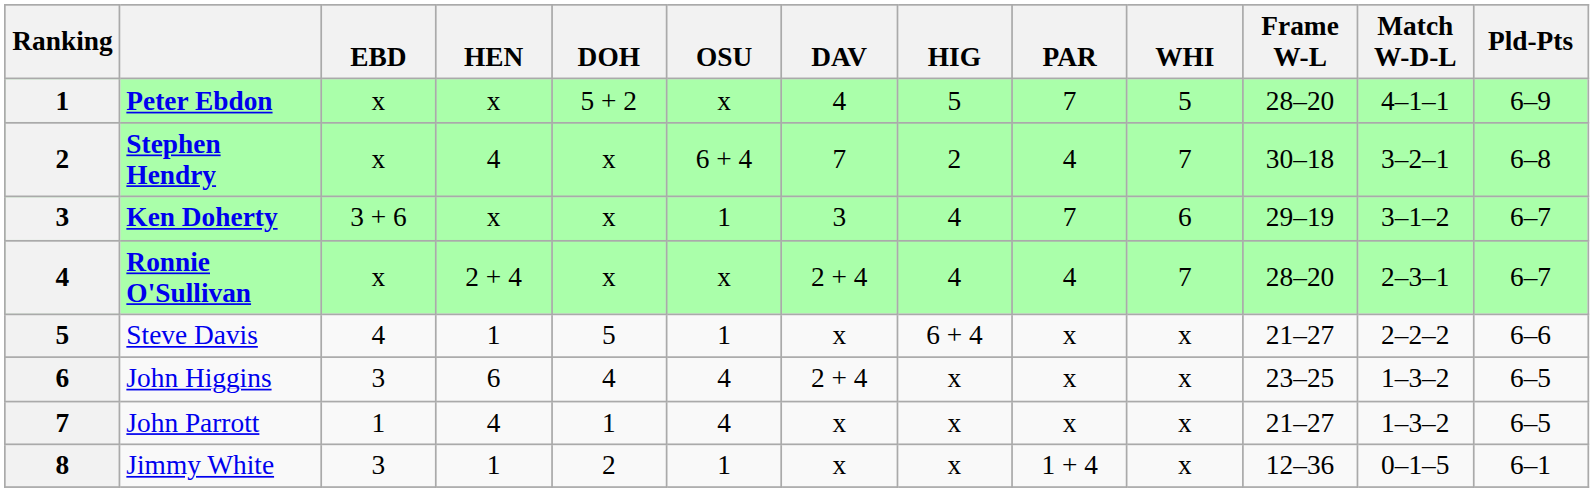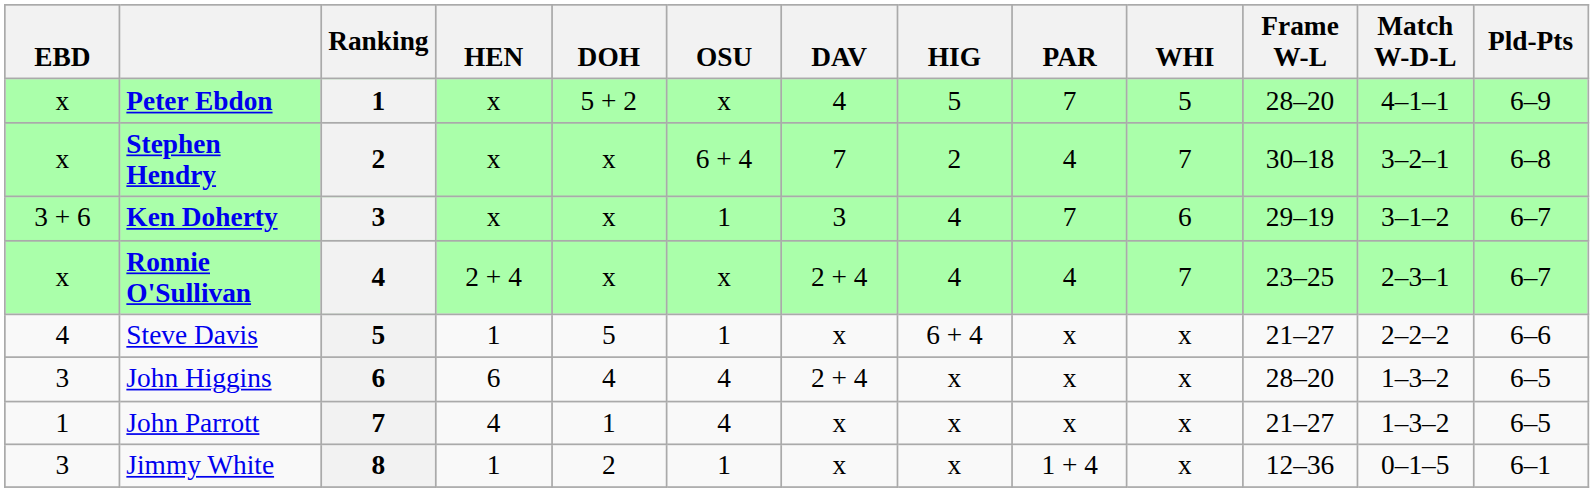columns swapped: (62, 41) <-> (378, 56)
(494, 159) 4 -> (494, 159) x
(1300, 276) 28–20 -> (1300, 276) 23–25
(1300, 378) 23–25 -> (1300, 378) 28–20
